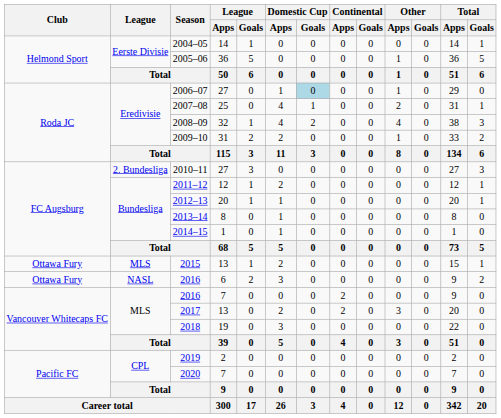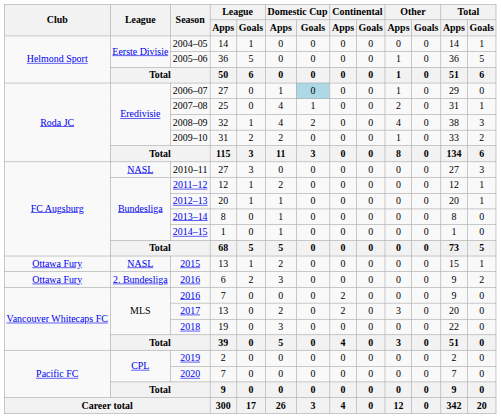(140, 169) 2. Bundesliga -> (140, 169) NASL
(140, 264) MLS -> (140, 264) NASL
(140, 279) NASL -> (140, 279) 2. Bundesliga
